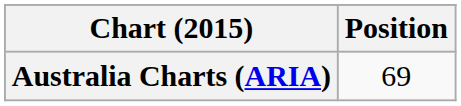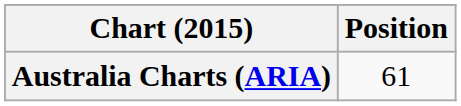(396, 75) 69 -> (396, 75) 61
